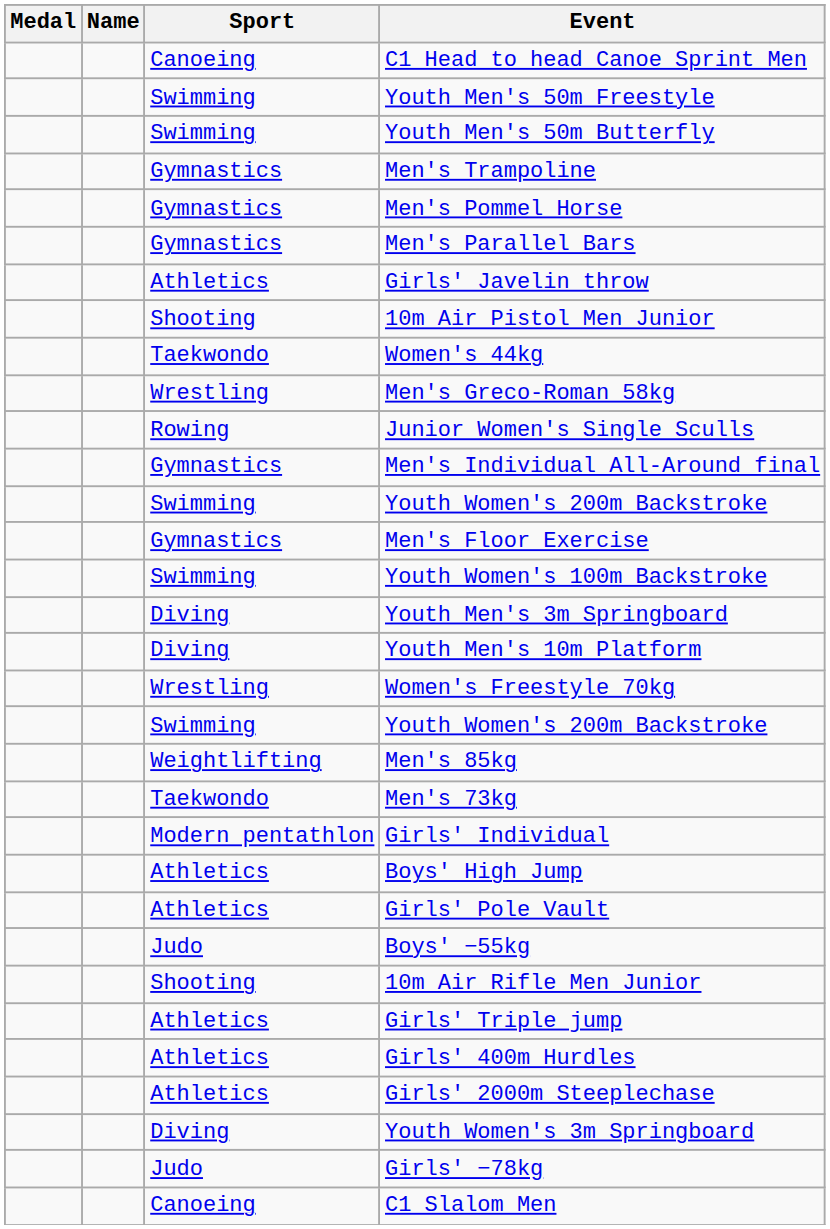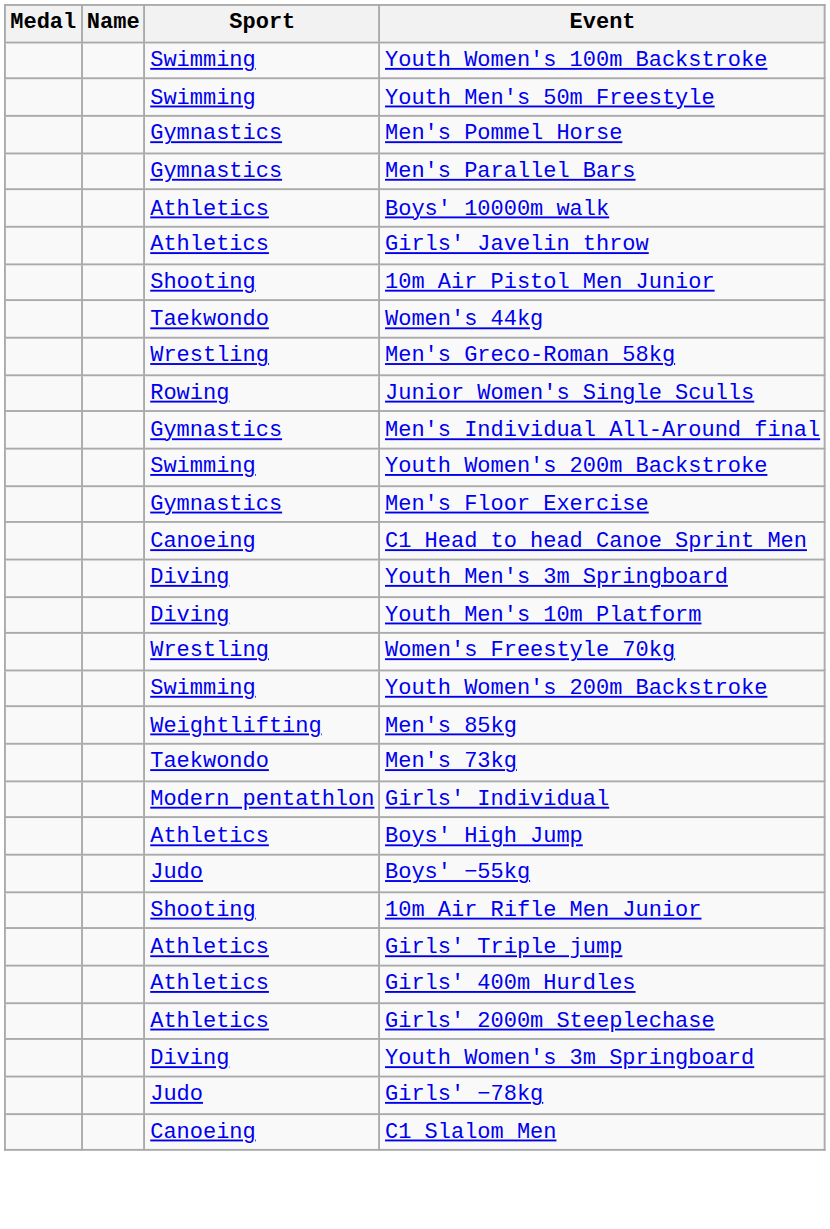rows swapped: (203, 577) <-> (203, 60)
- row: (203, 134)
- row: (216, 171)
+ row: (210, 208)
- row: (210, 910)
